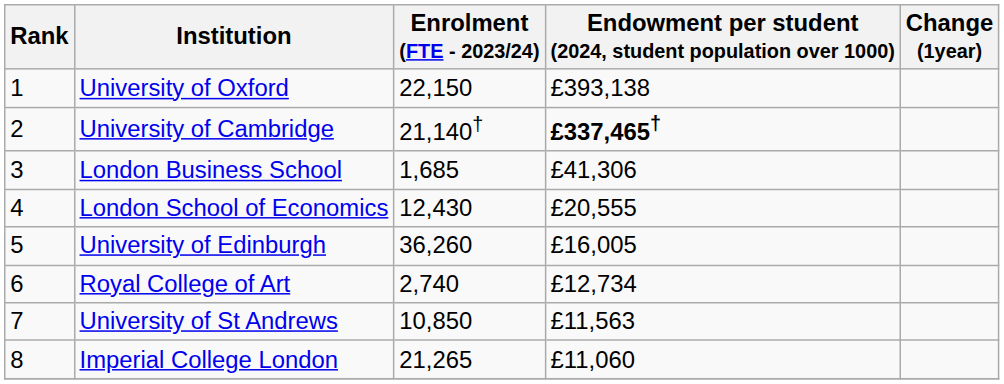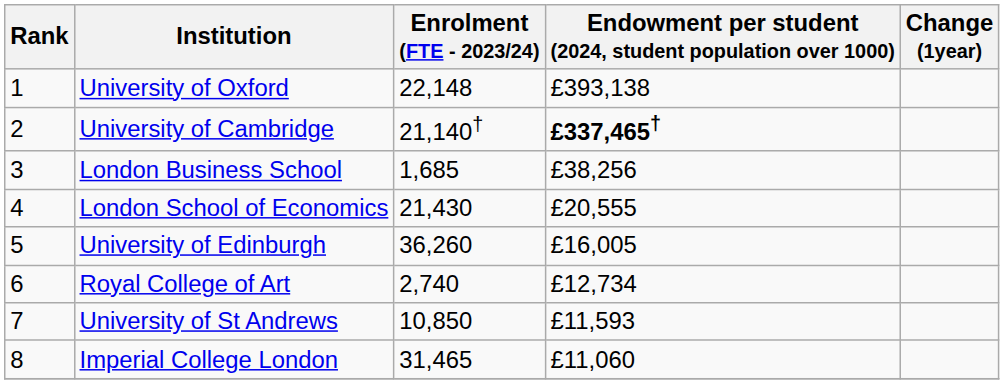(436, 88) 22,150 -> (436, 88) 22,148
(594, 170) £41,306 -> (594, 170) £38,256
(436, 207) 12,430 -> (436, 207) 21,430
(593, 321) £11,563 -> (593, 321) £11,593
(436, 359) 21,265 -> (436, 359) 31,465
